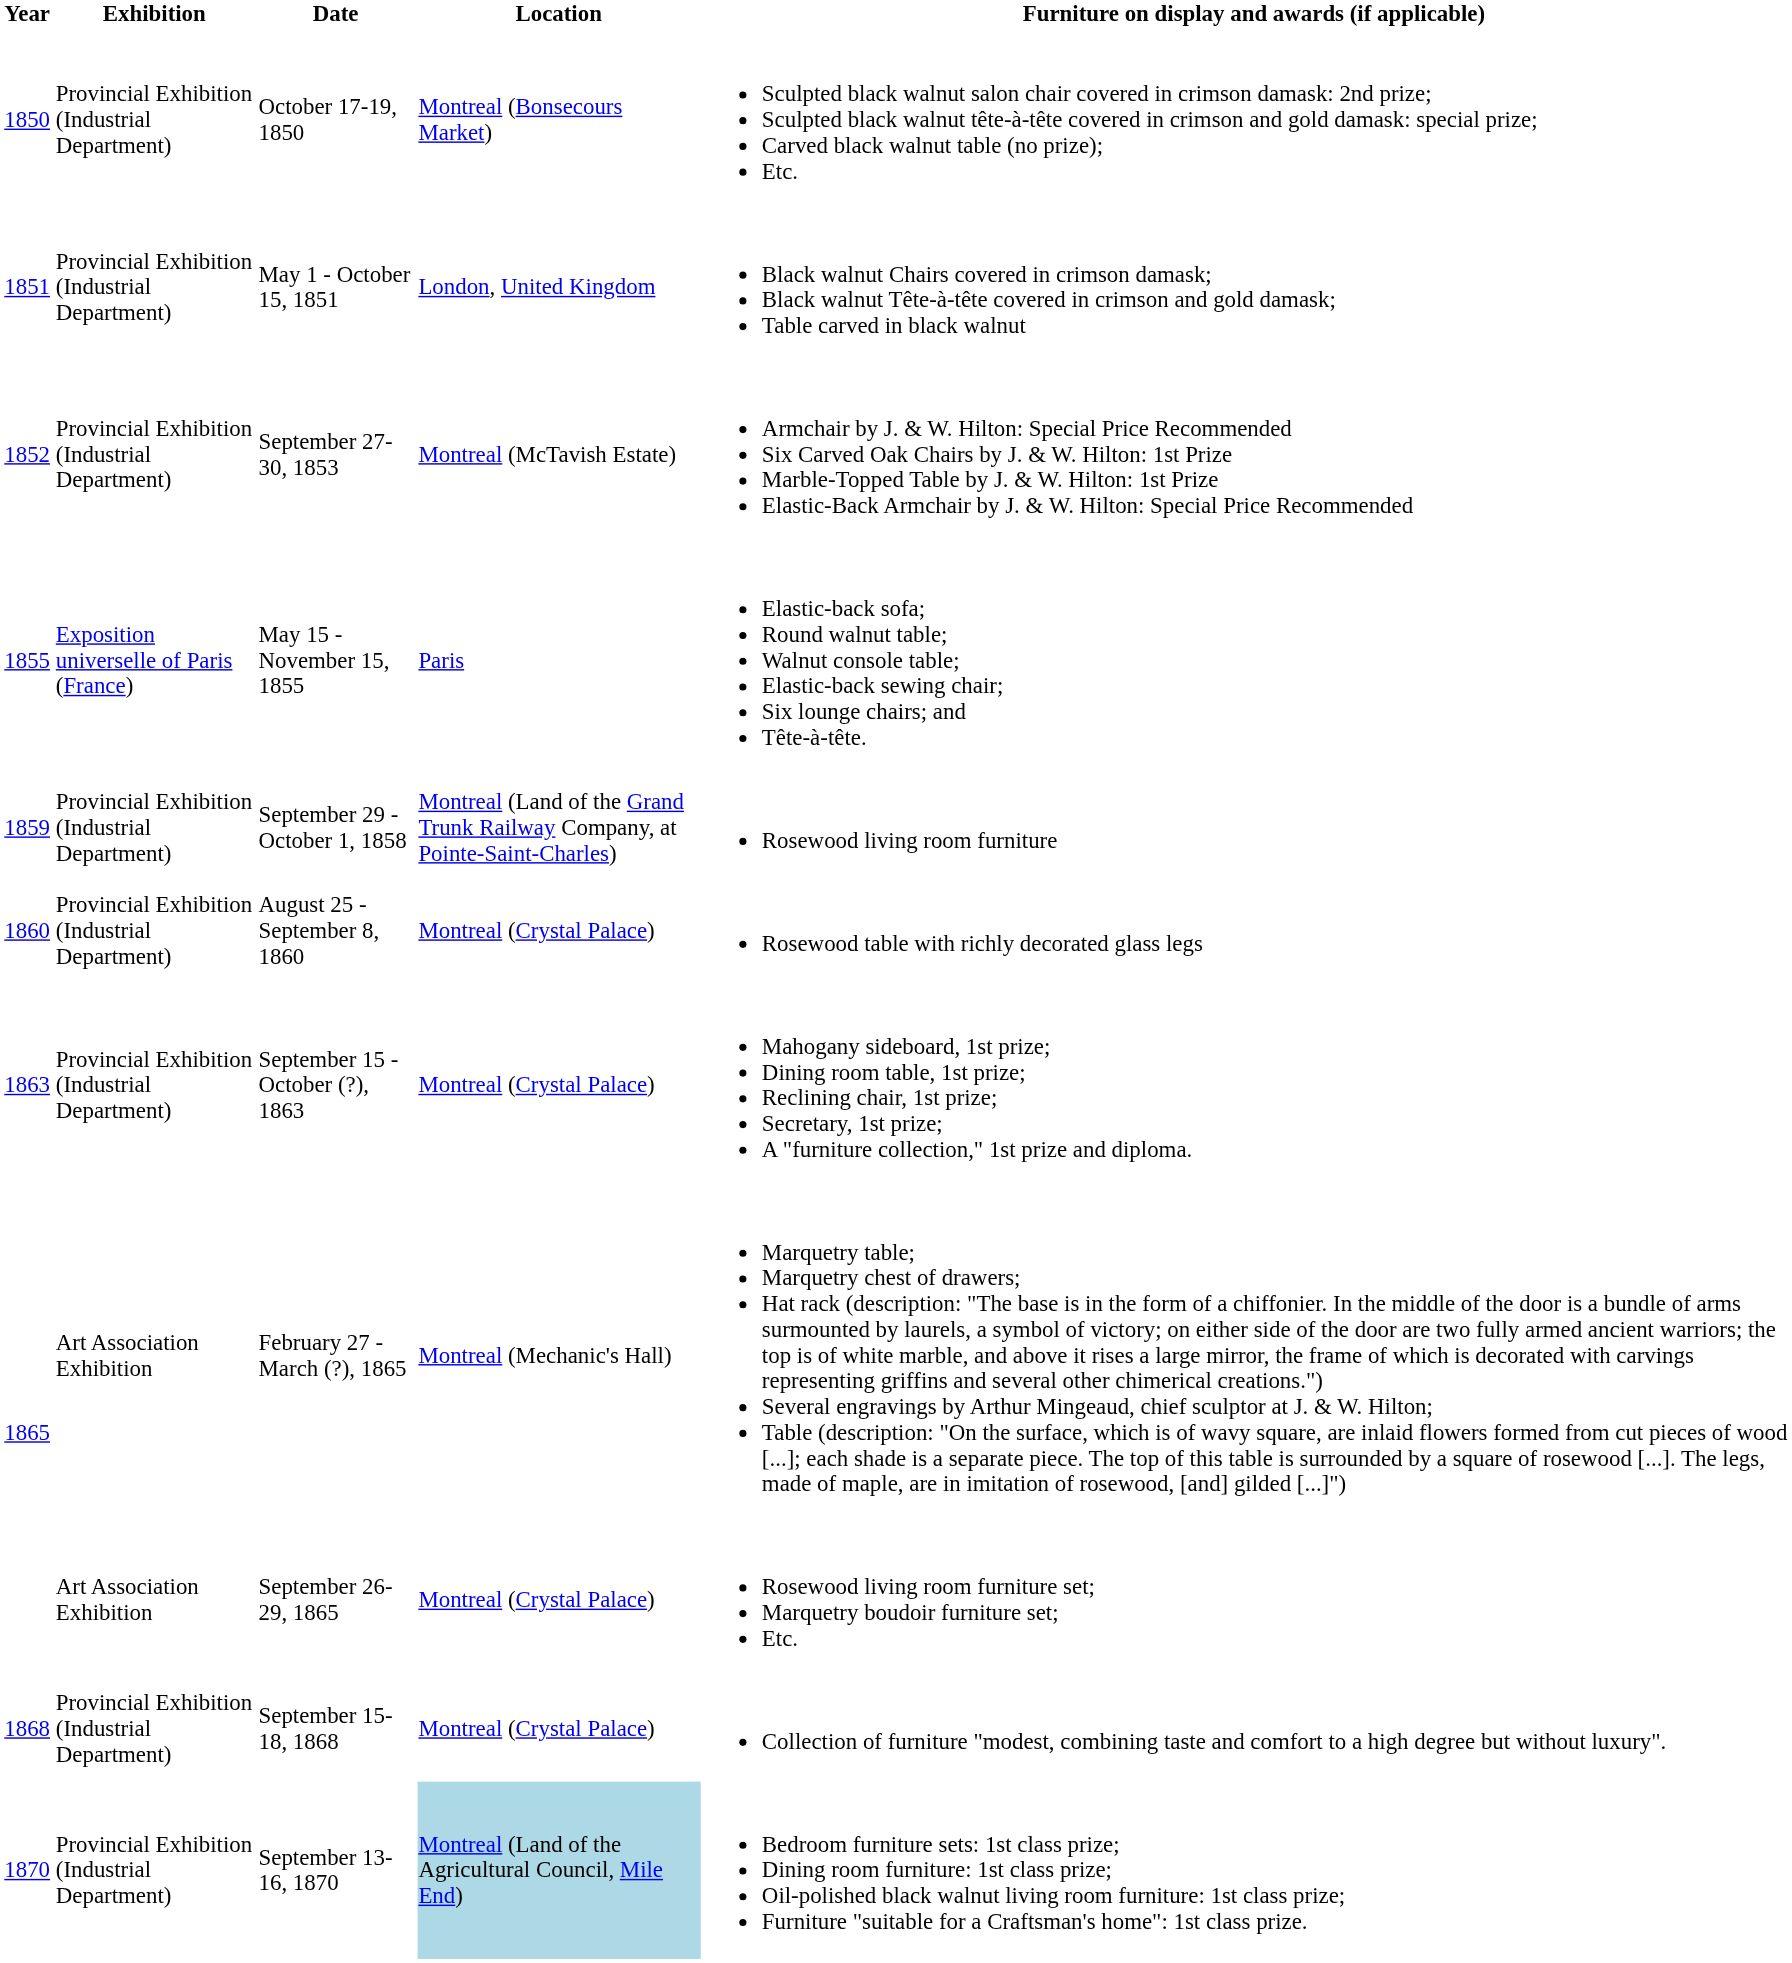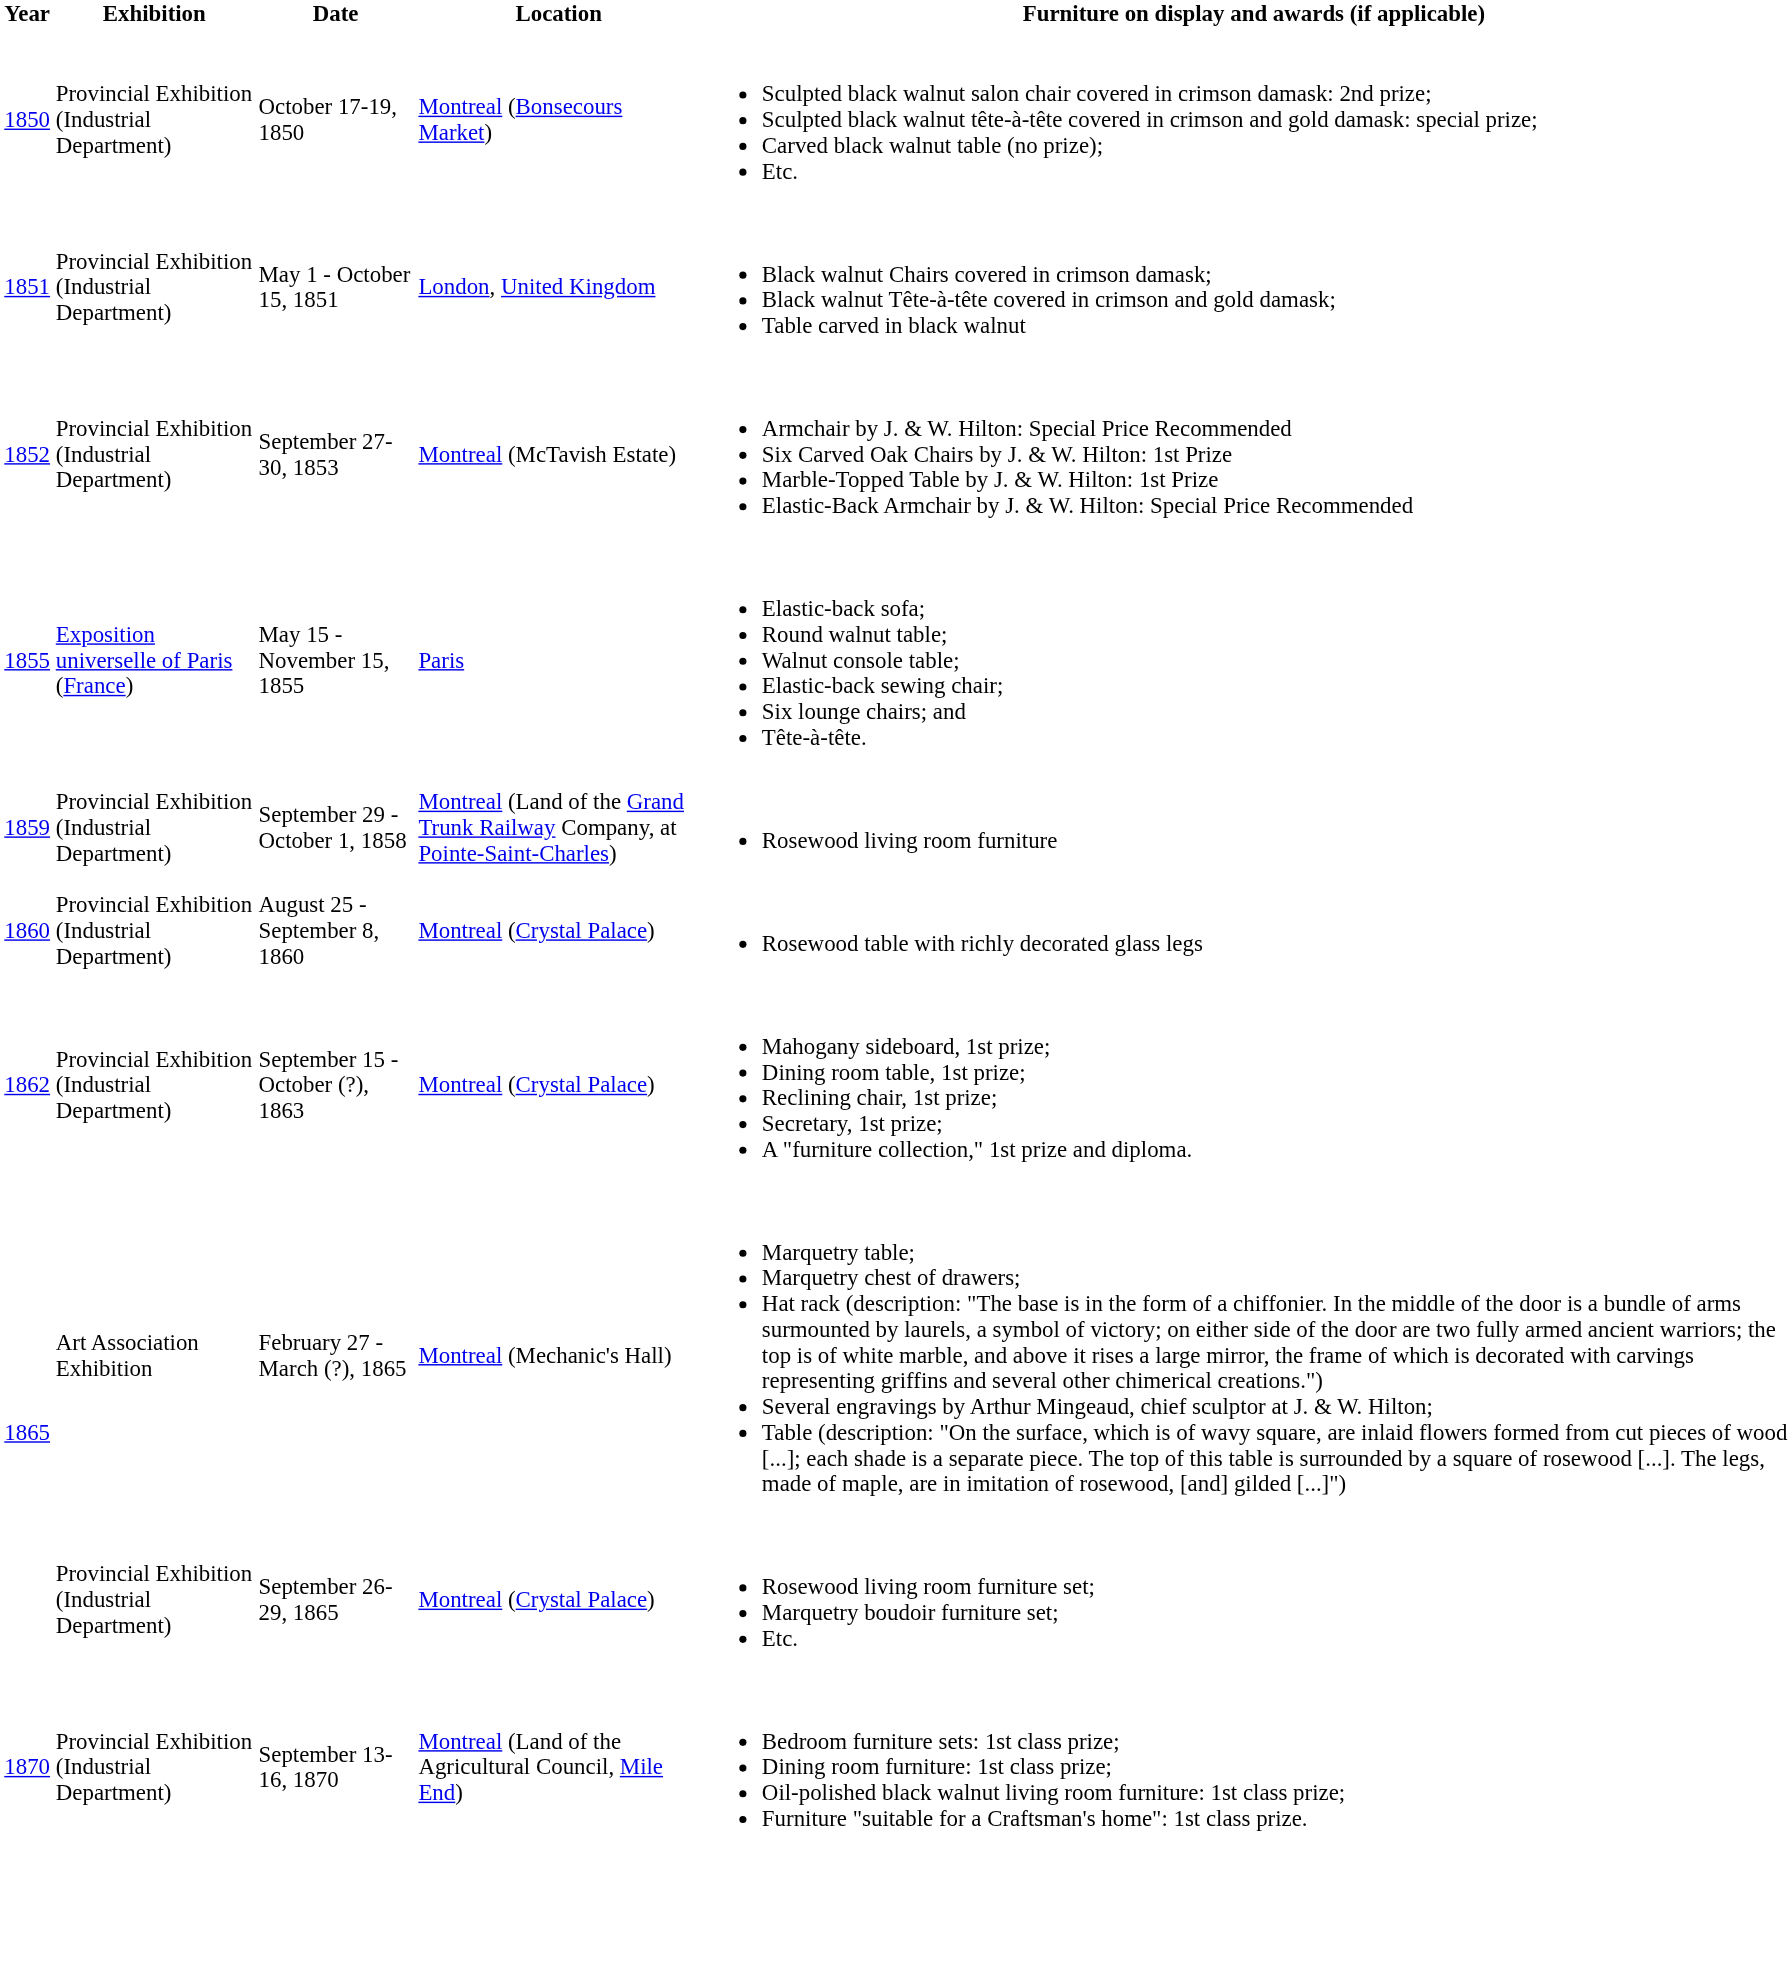(27, 1085) 1863 -> (27, 1085) 1862
(127, 1599) Art Association Exhibition -> (154, 1599) Provincial Exhibition (Industrial Department)
- row: (326, 1728)
(541, 1870) lightblue background -> (541, 1767) no background
